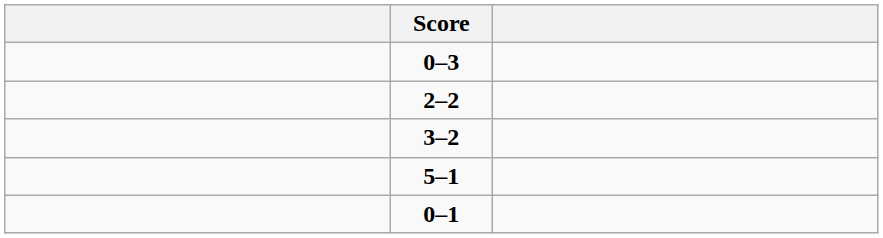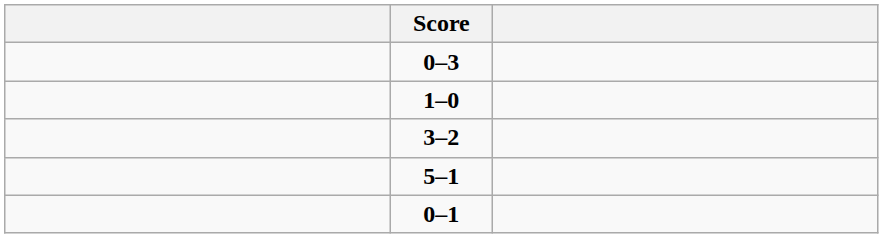+ row: (441, 99)
- row: (441, 99)
